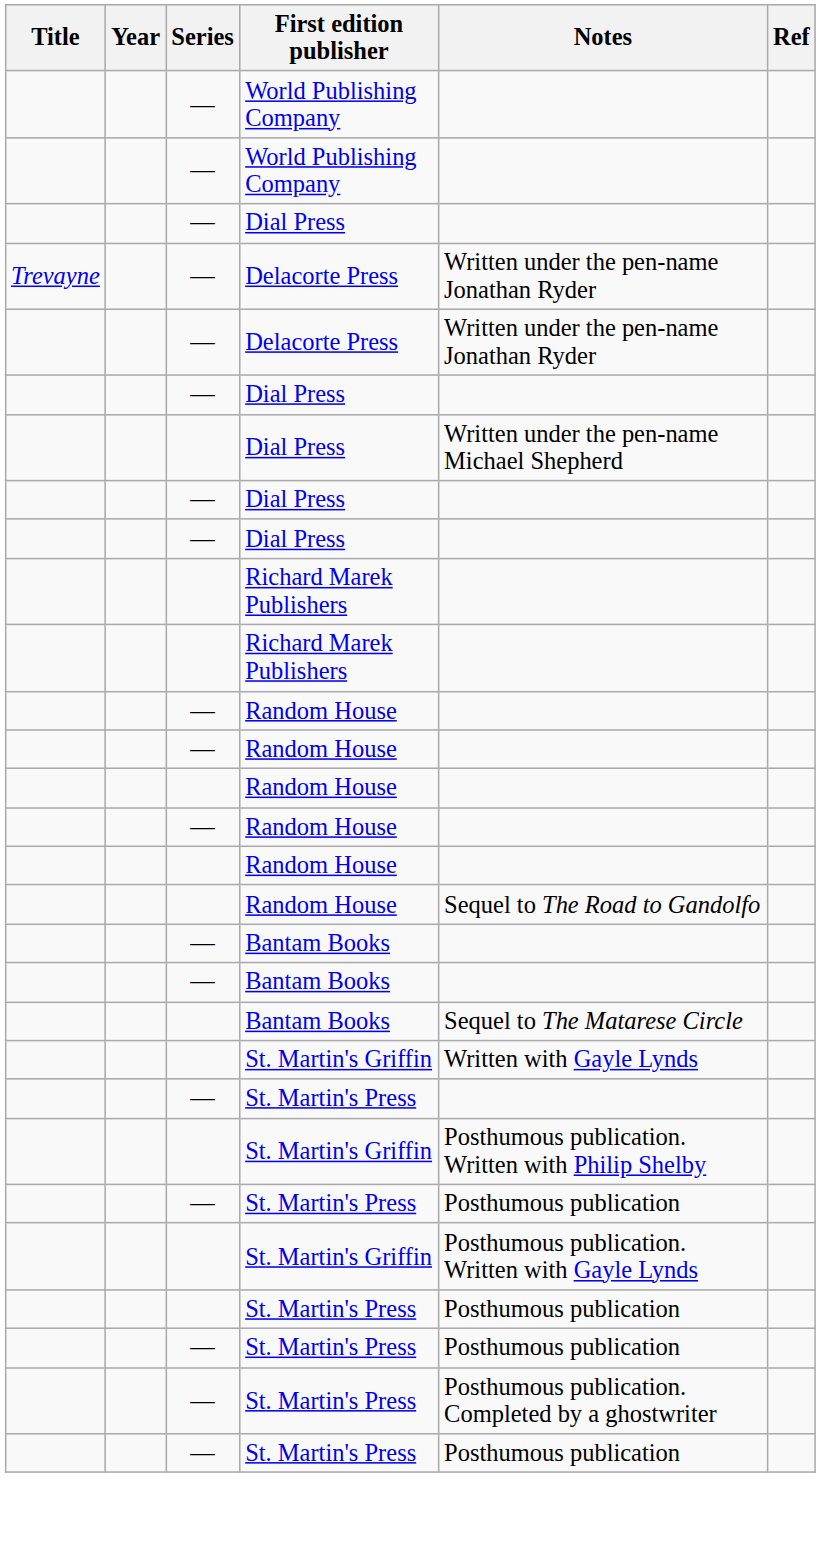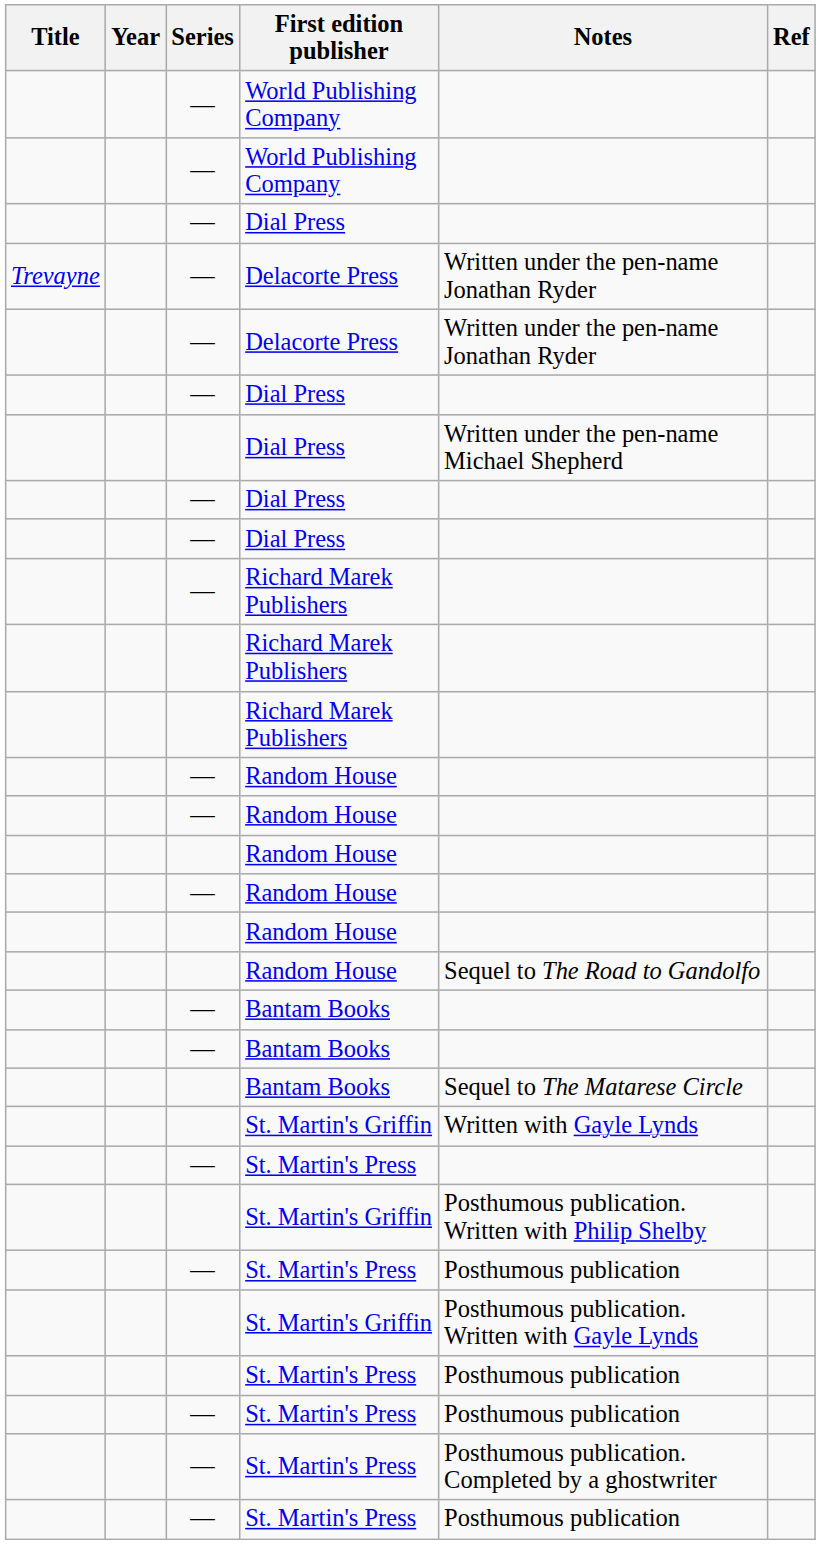+ row: (203, 591)
